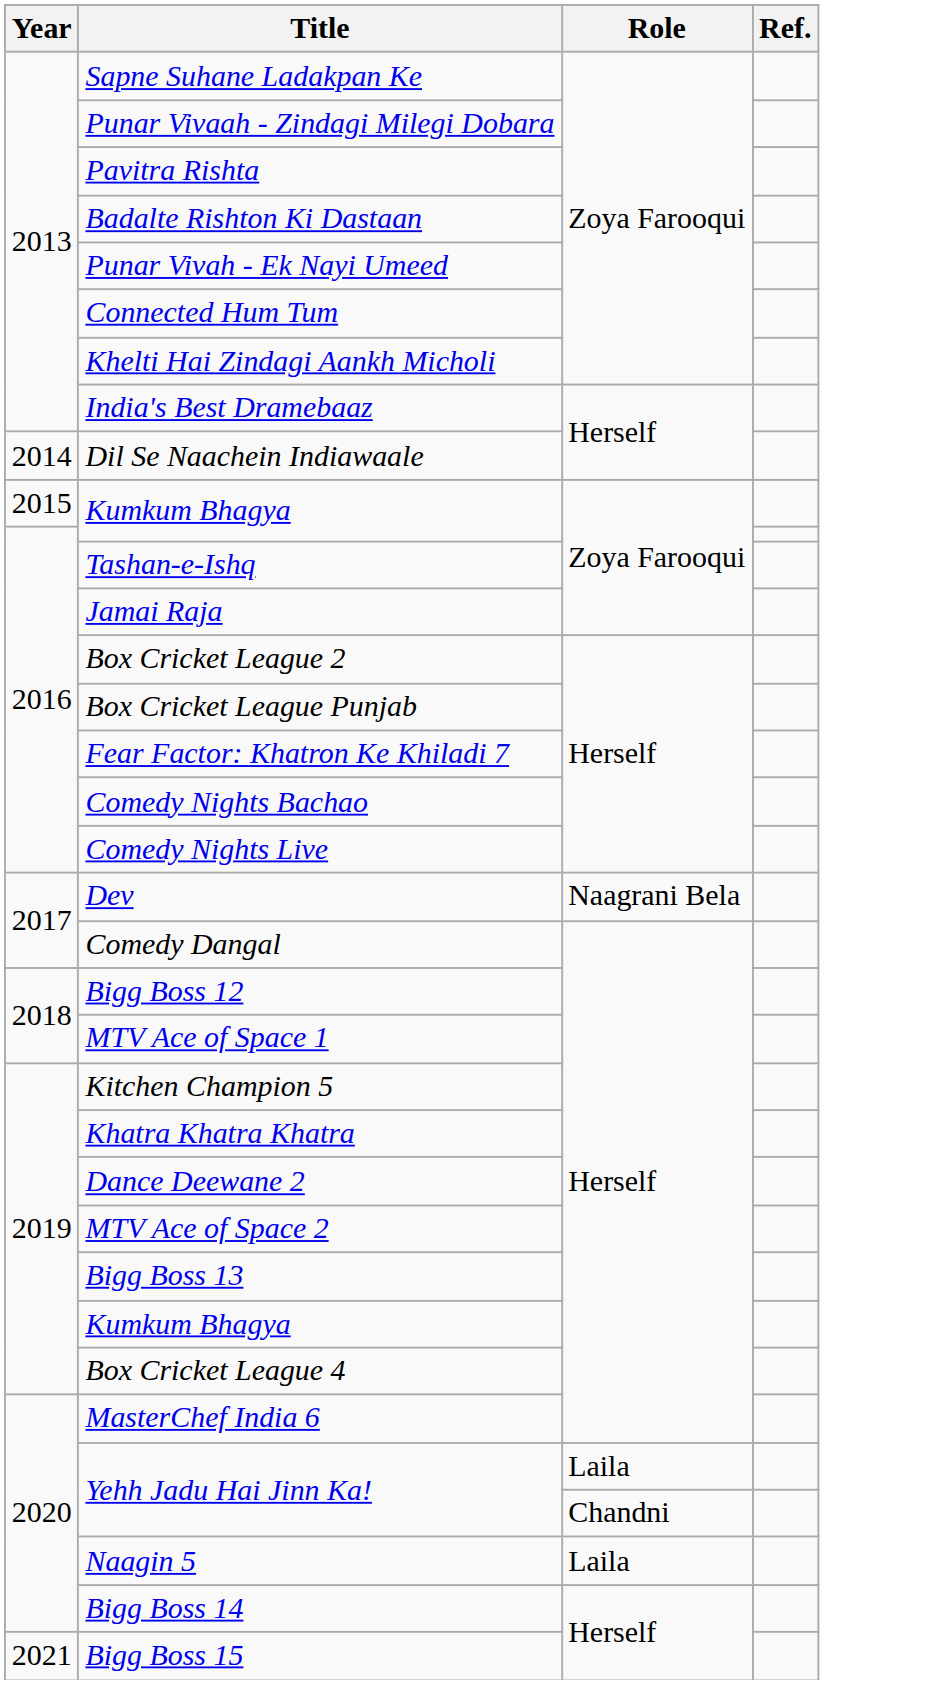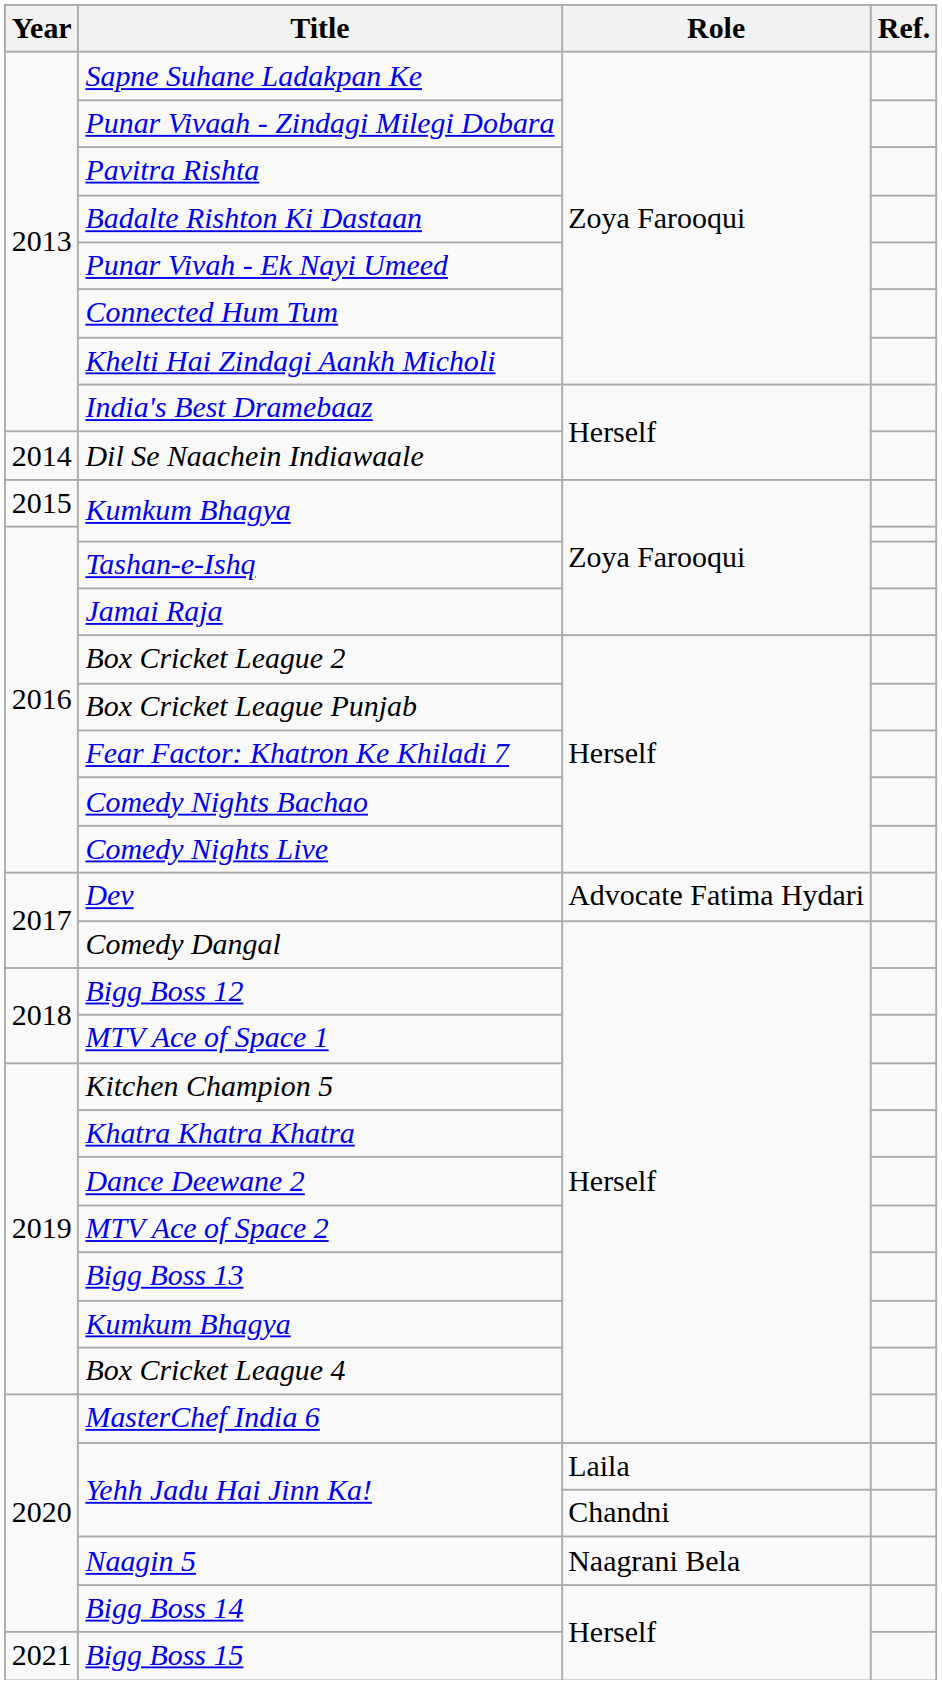(654, 896) Naagrani Bela -> (716, 896) Advocate Fatima Hydari
(599, 1560) Laila -> (654, 1560) Naagrani Bela
